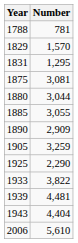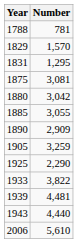(58, 96) 3,044 -> (58, 96) 3,042
(58, 213) 4,404 -> (58, 213) 4,440
